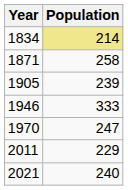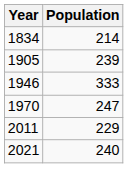(108, 38) khaki background -> (108, 38) no background
- row: (24, 60)
